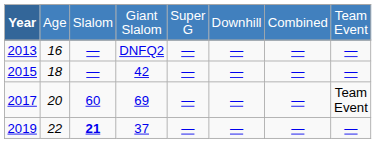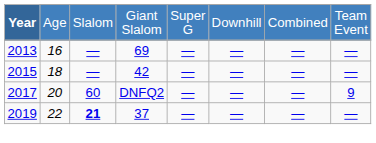(142, 51) DNFQ2 -> (142, 51) 69
(142, 100) 69 -> (142, 93) DNFQ2
(351, 100) Team Event -> (351, 93) 9
